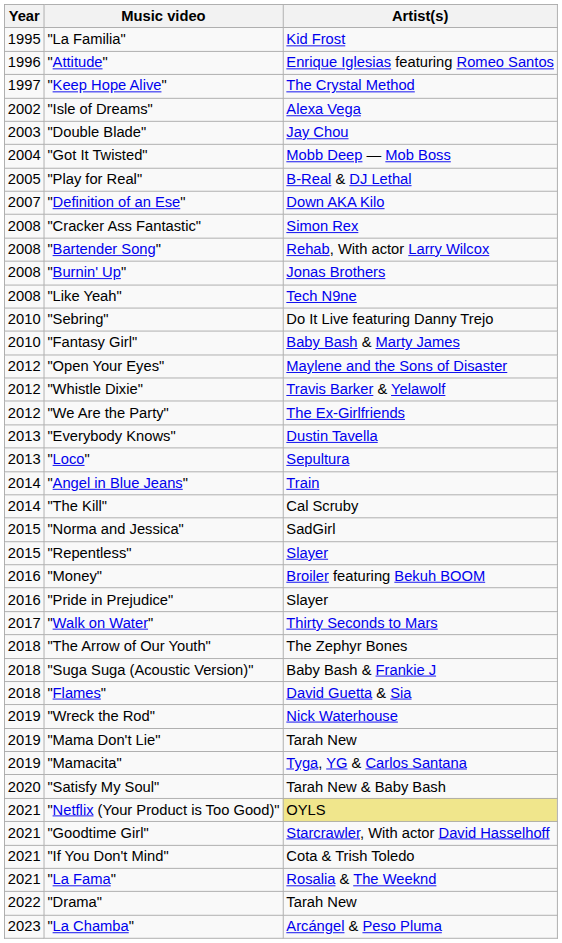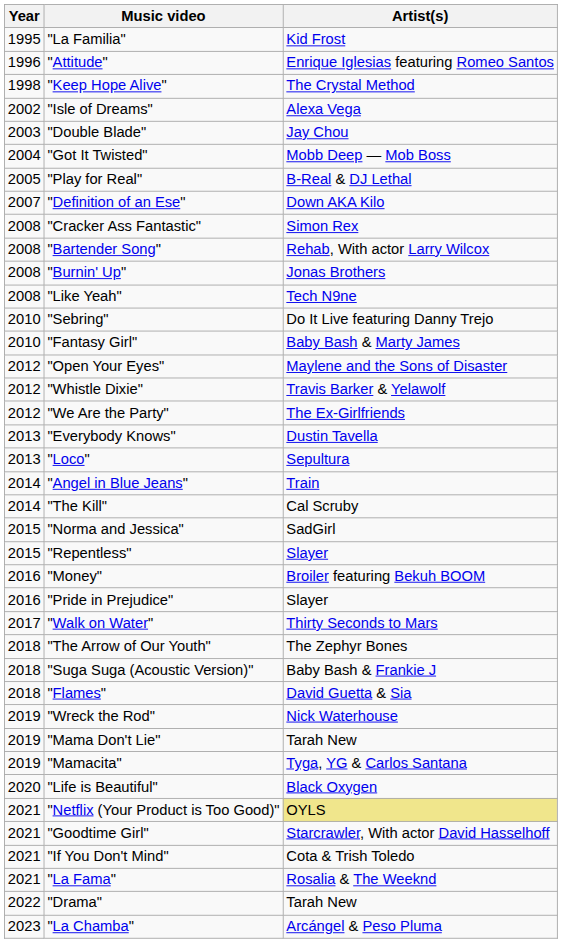(24, 86) 1997 -> (24, 86) 1998
- row: (103, 786)
+ row: (103, 786)
